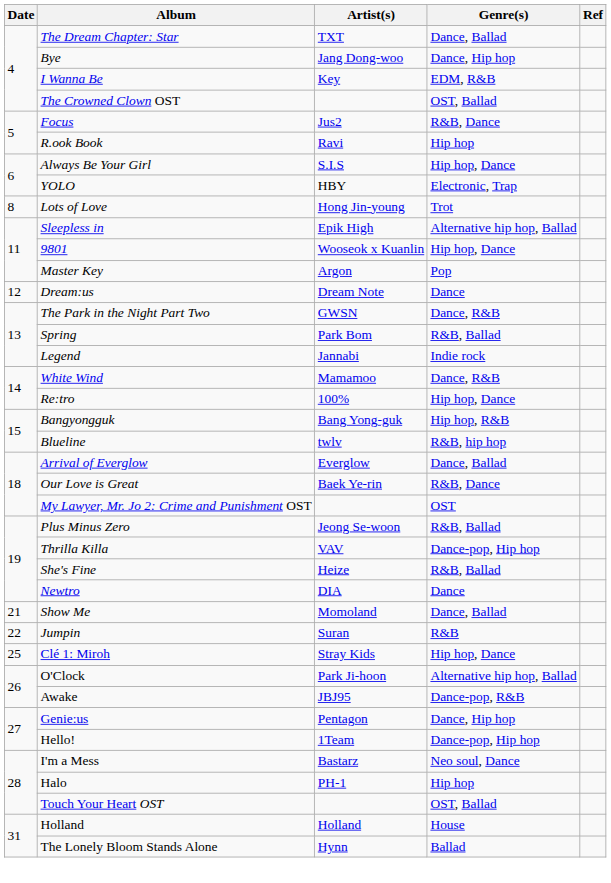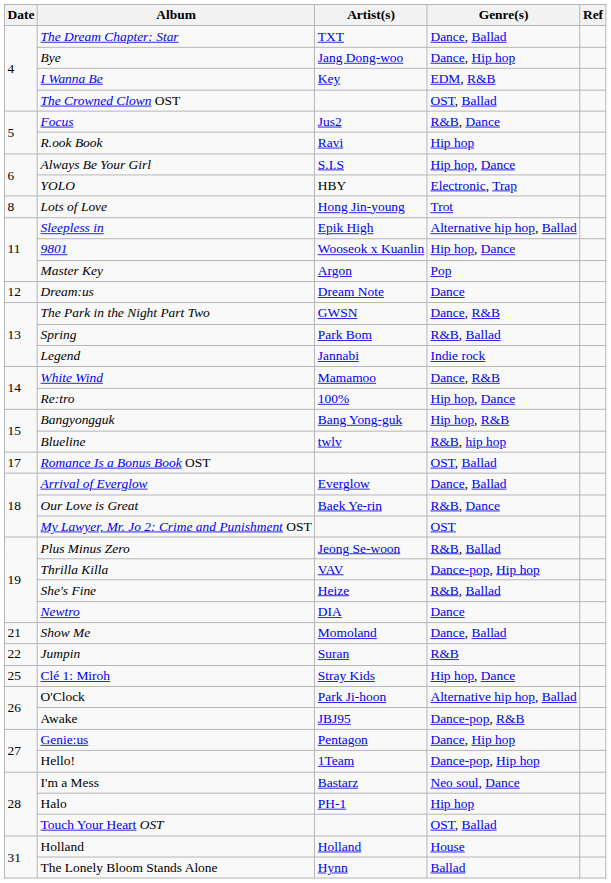+ row: (126, 462)
